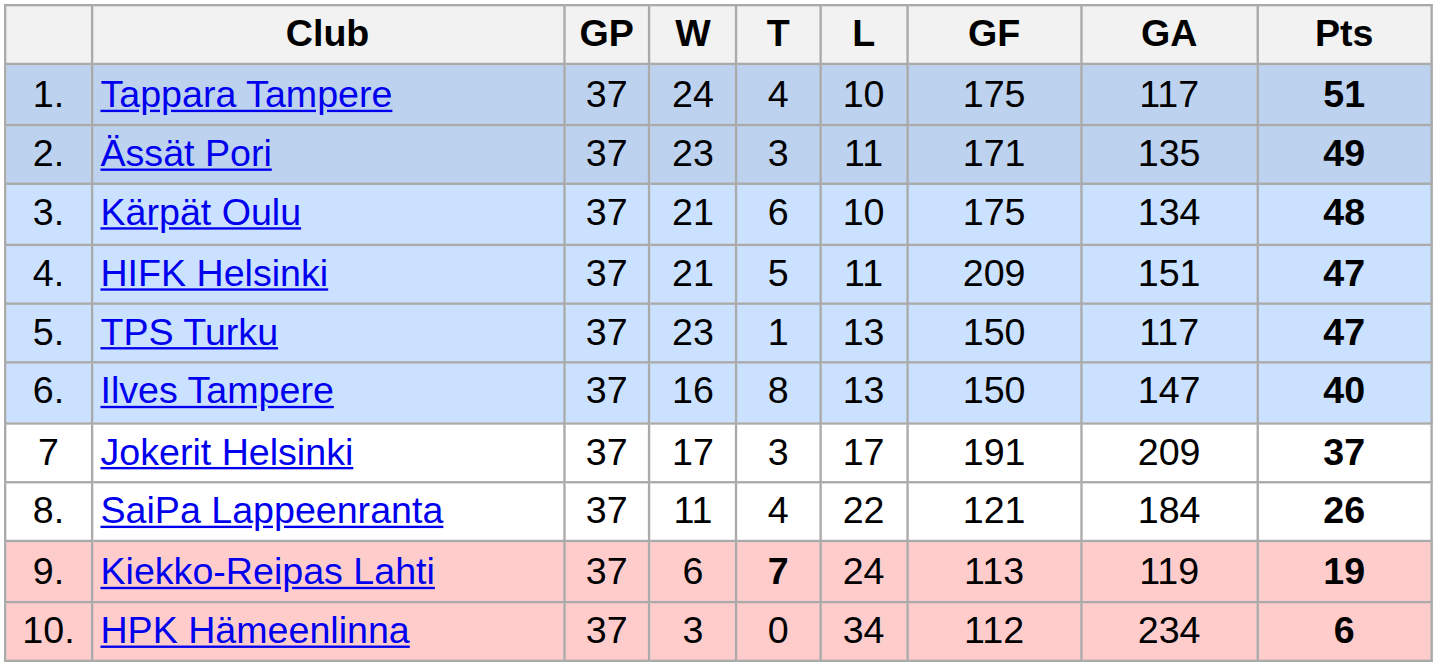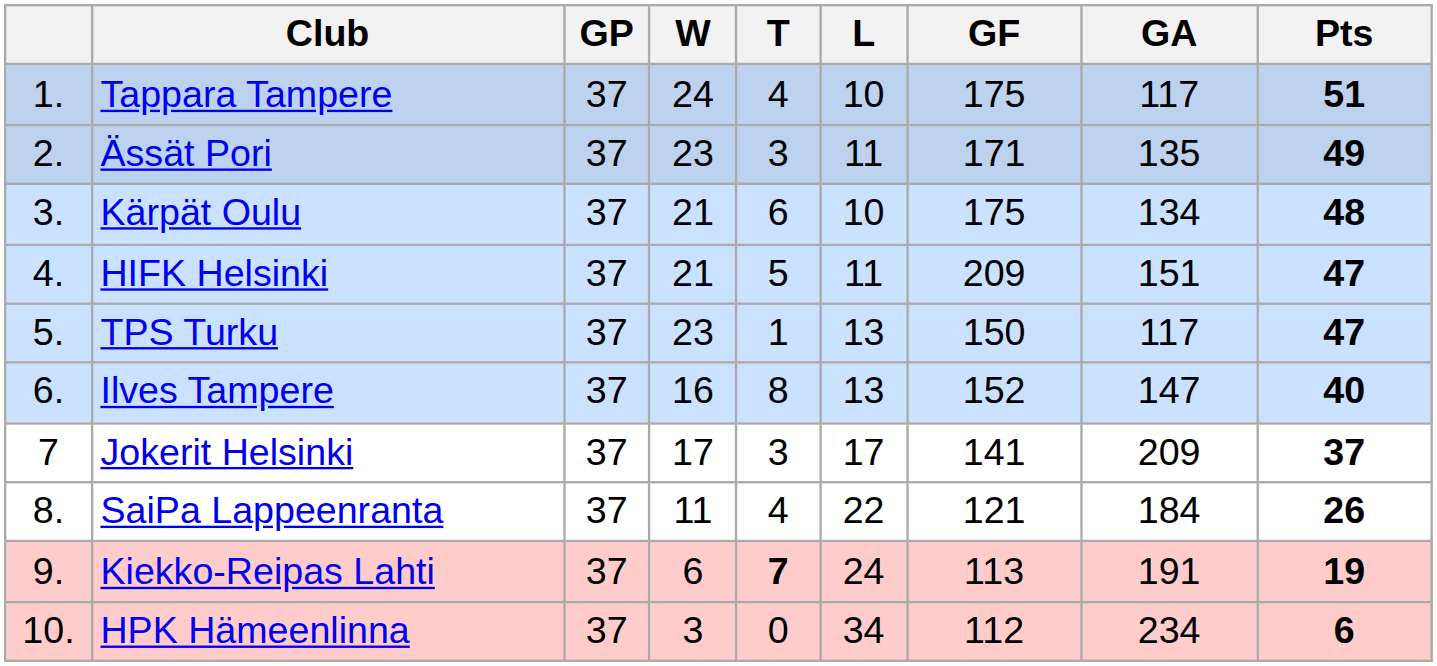(994, 392) 150 -> (994, 392) 152
(994, 451) 191 -> (994, 451) 141
(1169, 570) 119 -> (1169, 570) 191
